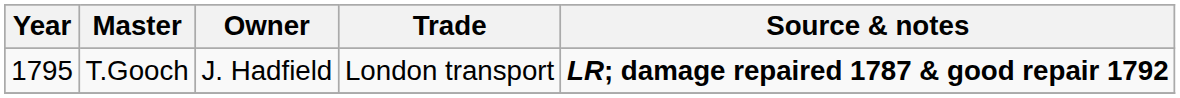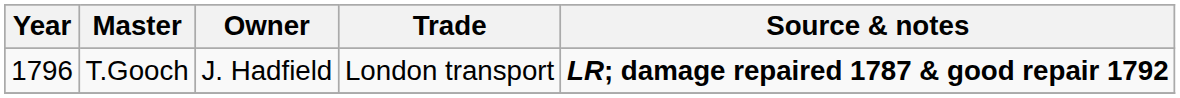(42, 70) 1795 -> (42, 70) 1796
